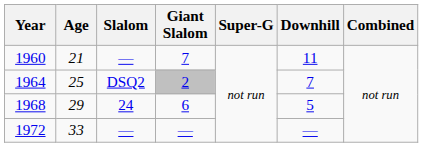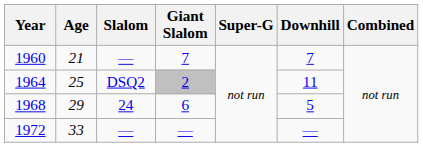(310, 57) 11 -> (310, 57) 7
(310, 81) 7 -> (310, 81) 11
